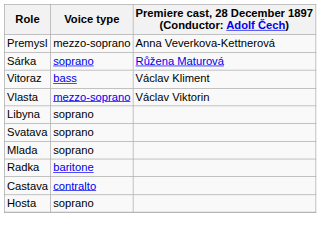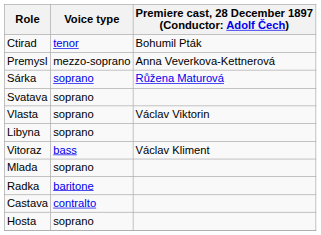+ row: (22, 43)
rows swapped: (24, 79) <-> (27, 132)
(92, 97) mezzo-soprano -> (73, 114) soprano
